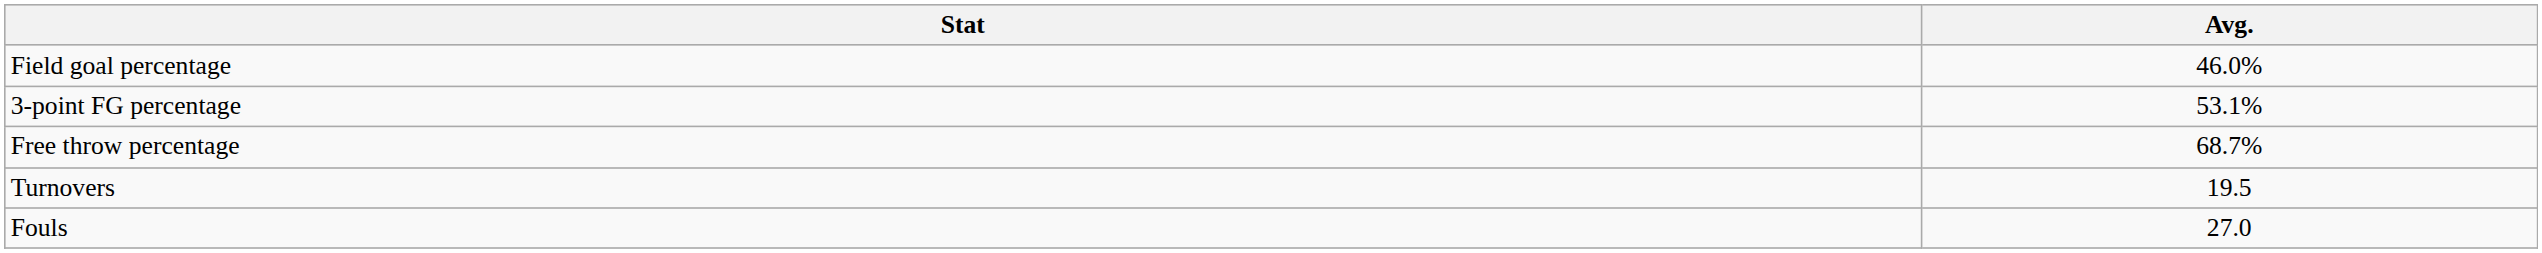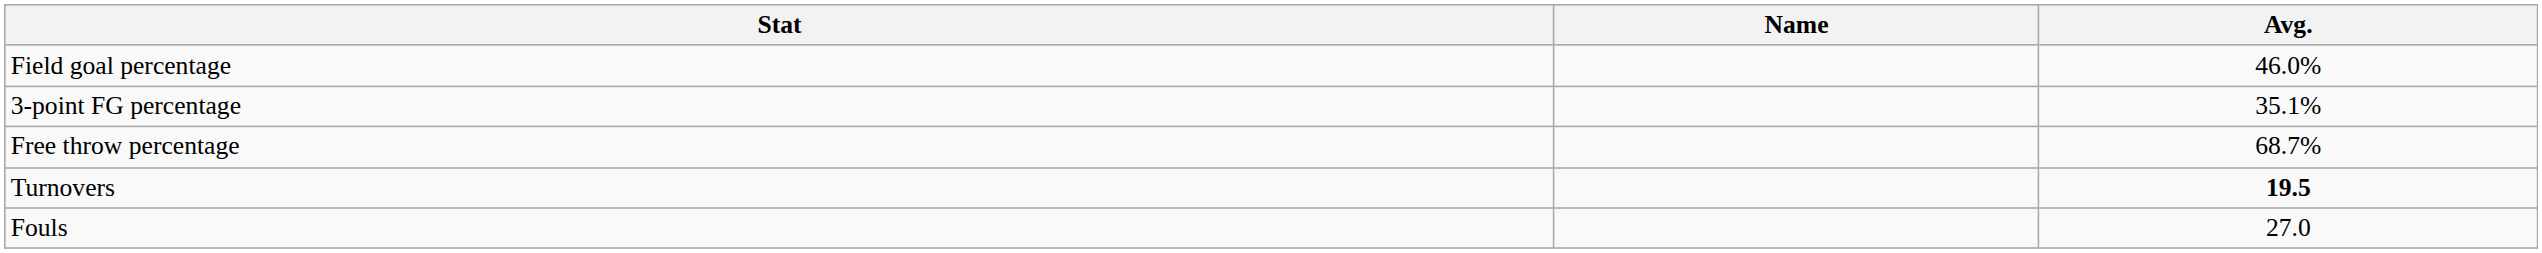+ column: (1797, 24)
(2229, 106) 53.1% -> (2288, 106) 35.1%
(2229, 187) normal -> (2288, 187) bold
